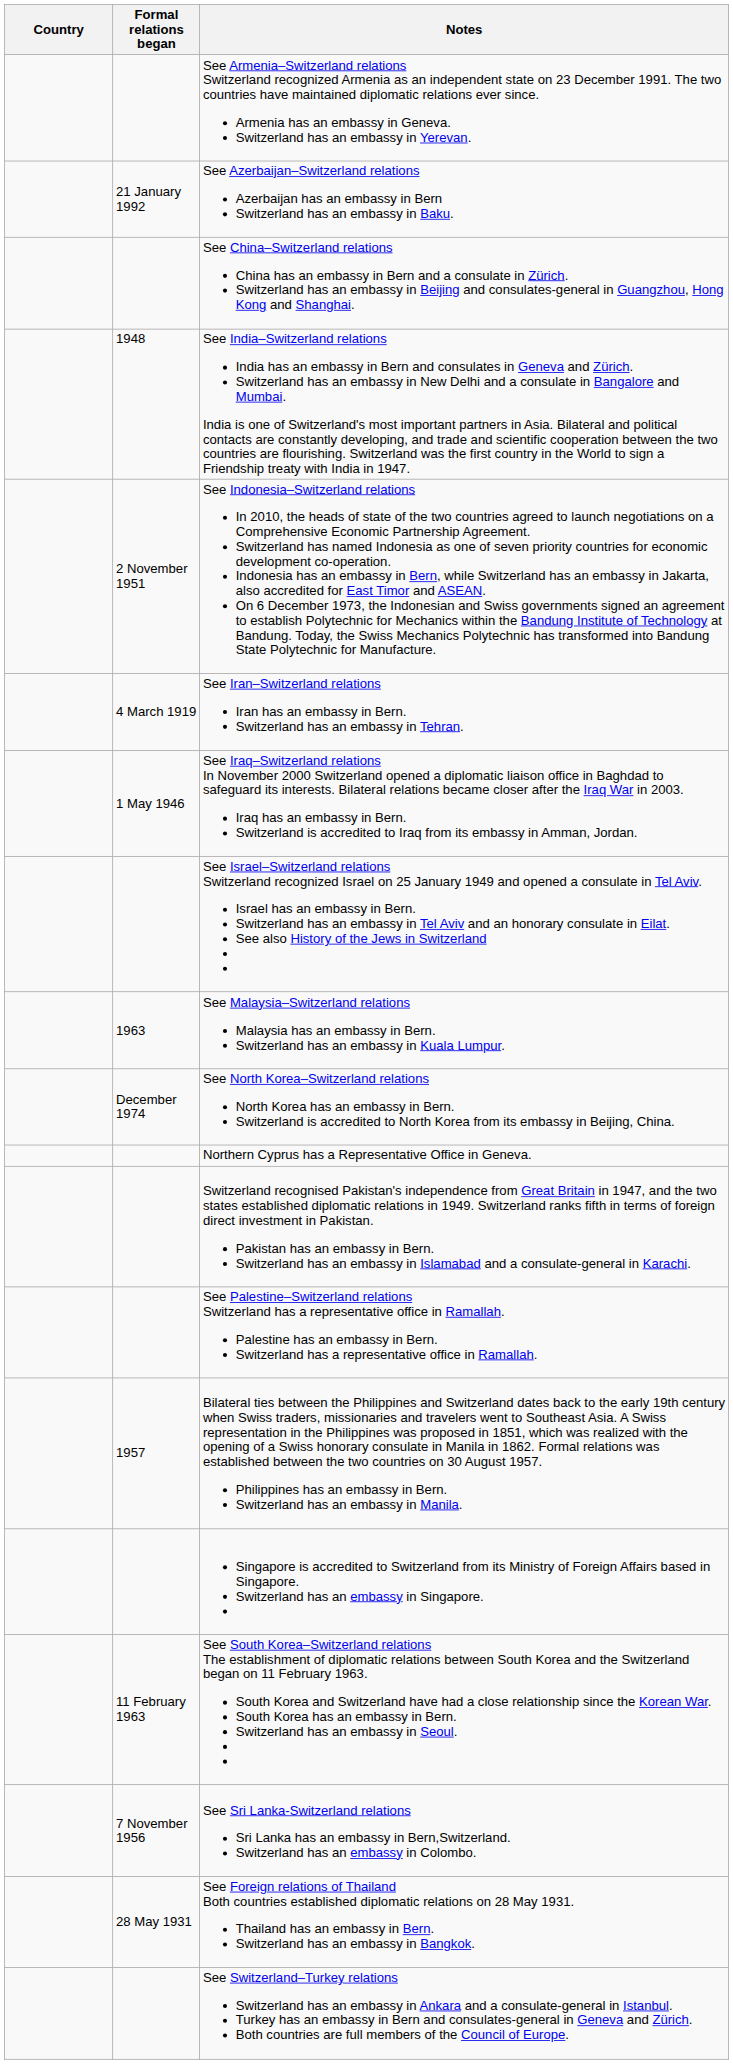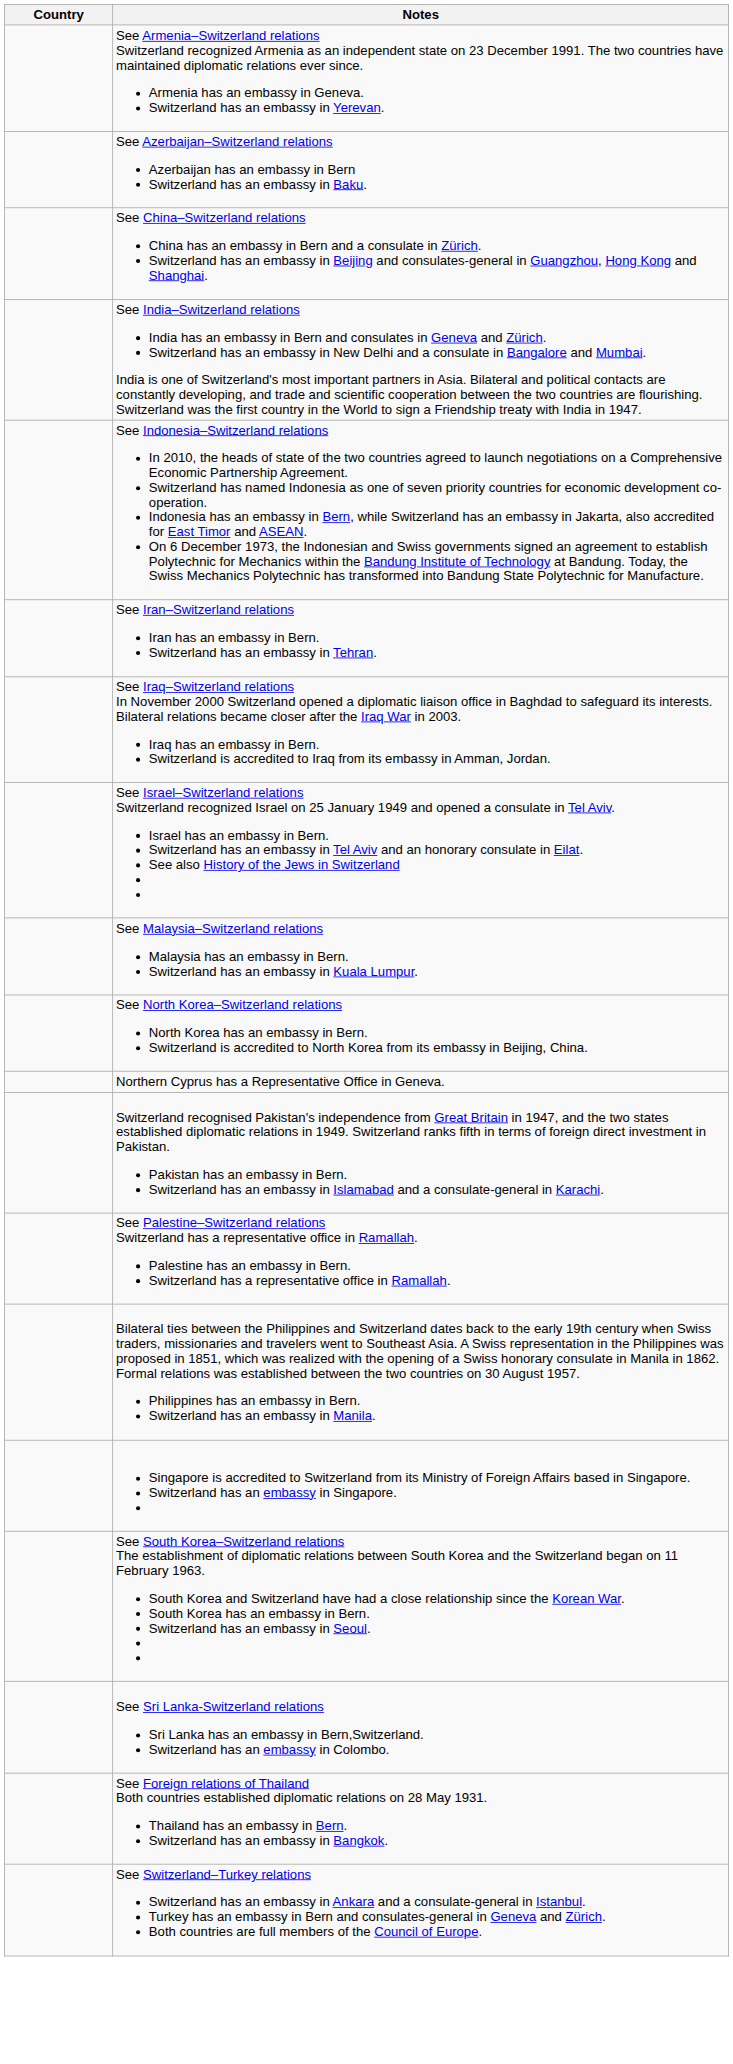- column: (156, 29)
